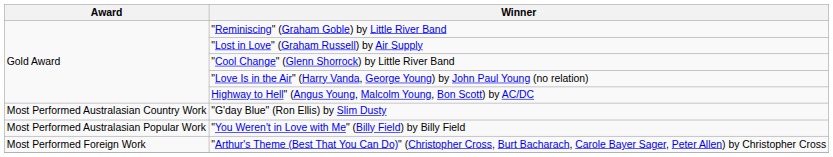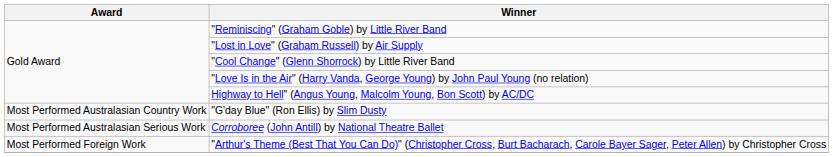- row: (338, 128)
+ row: (327, 128)
